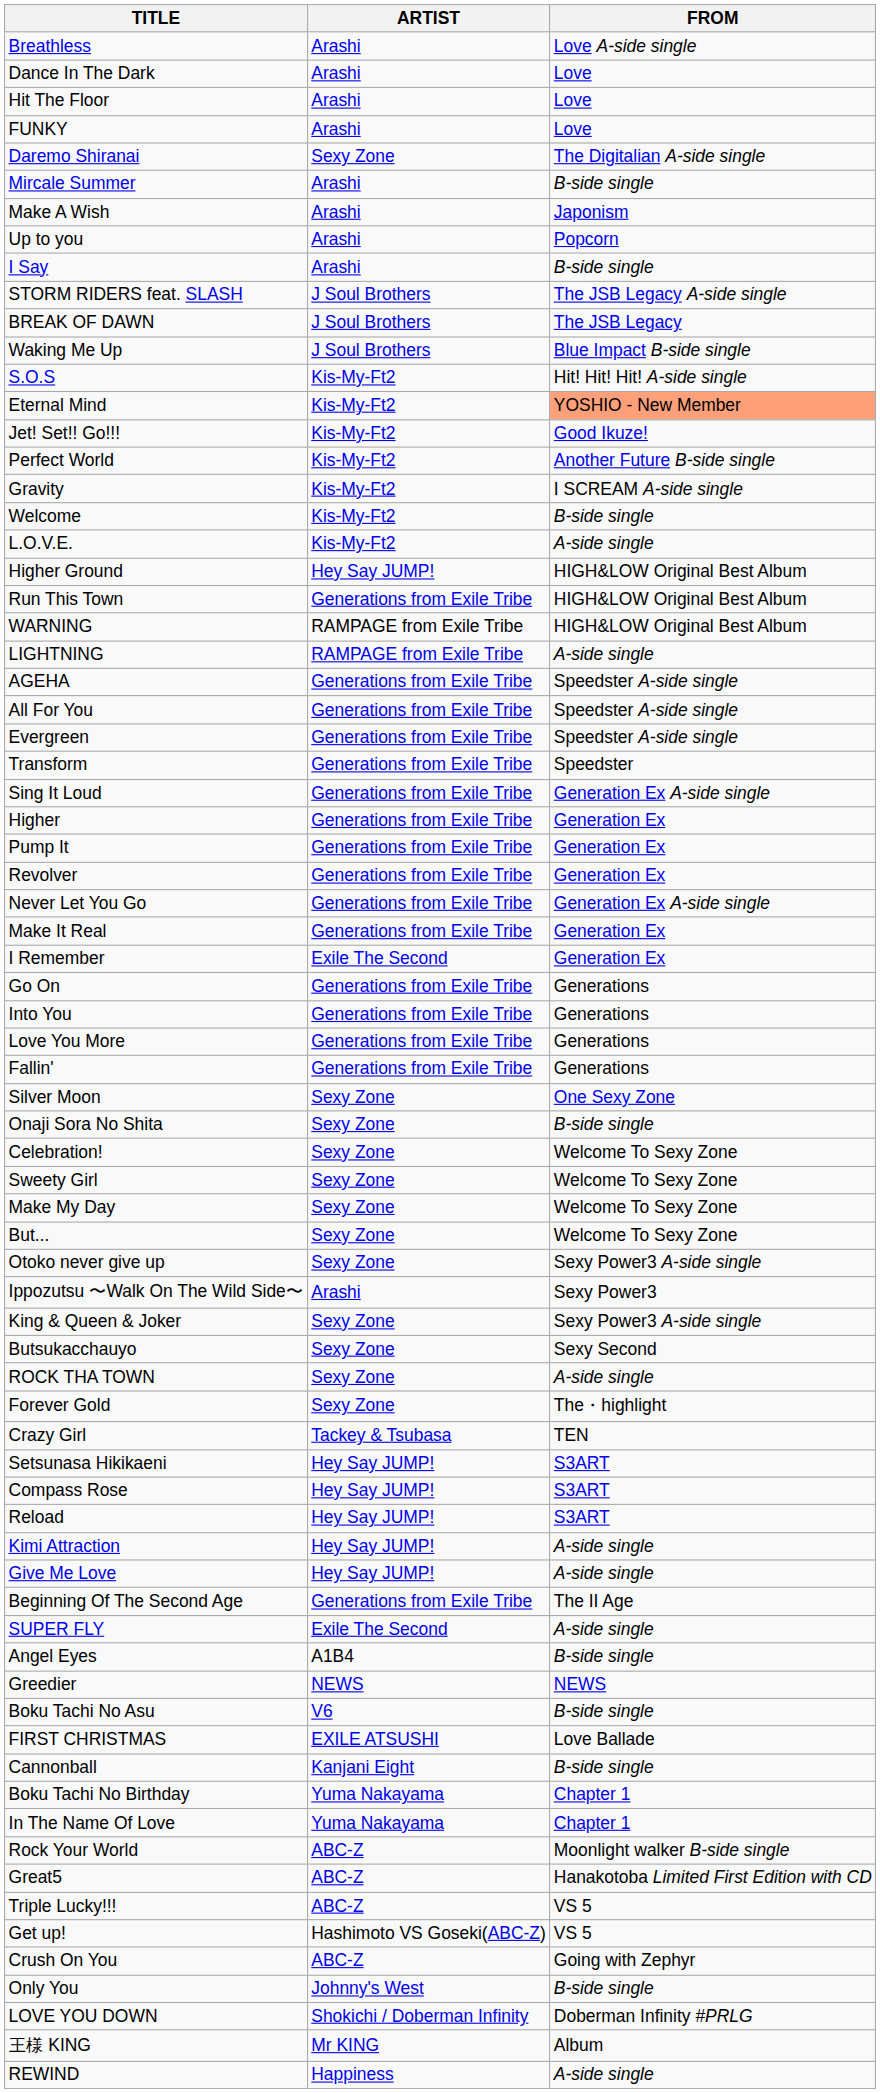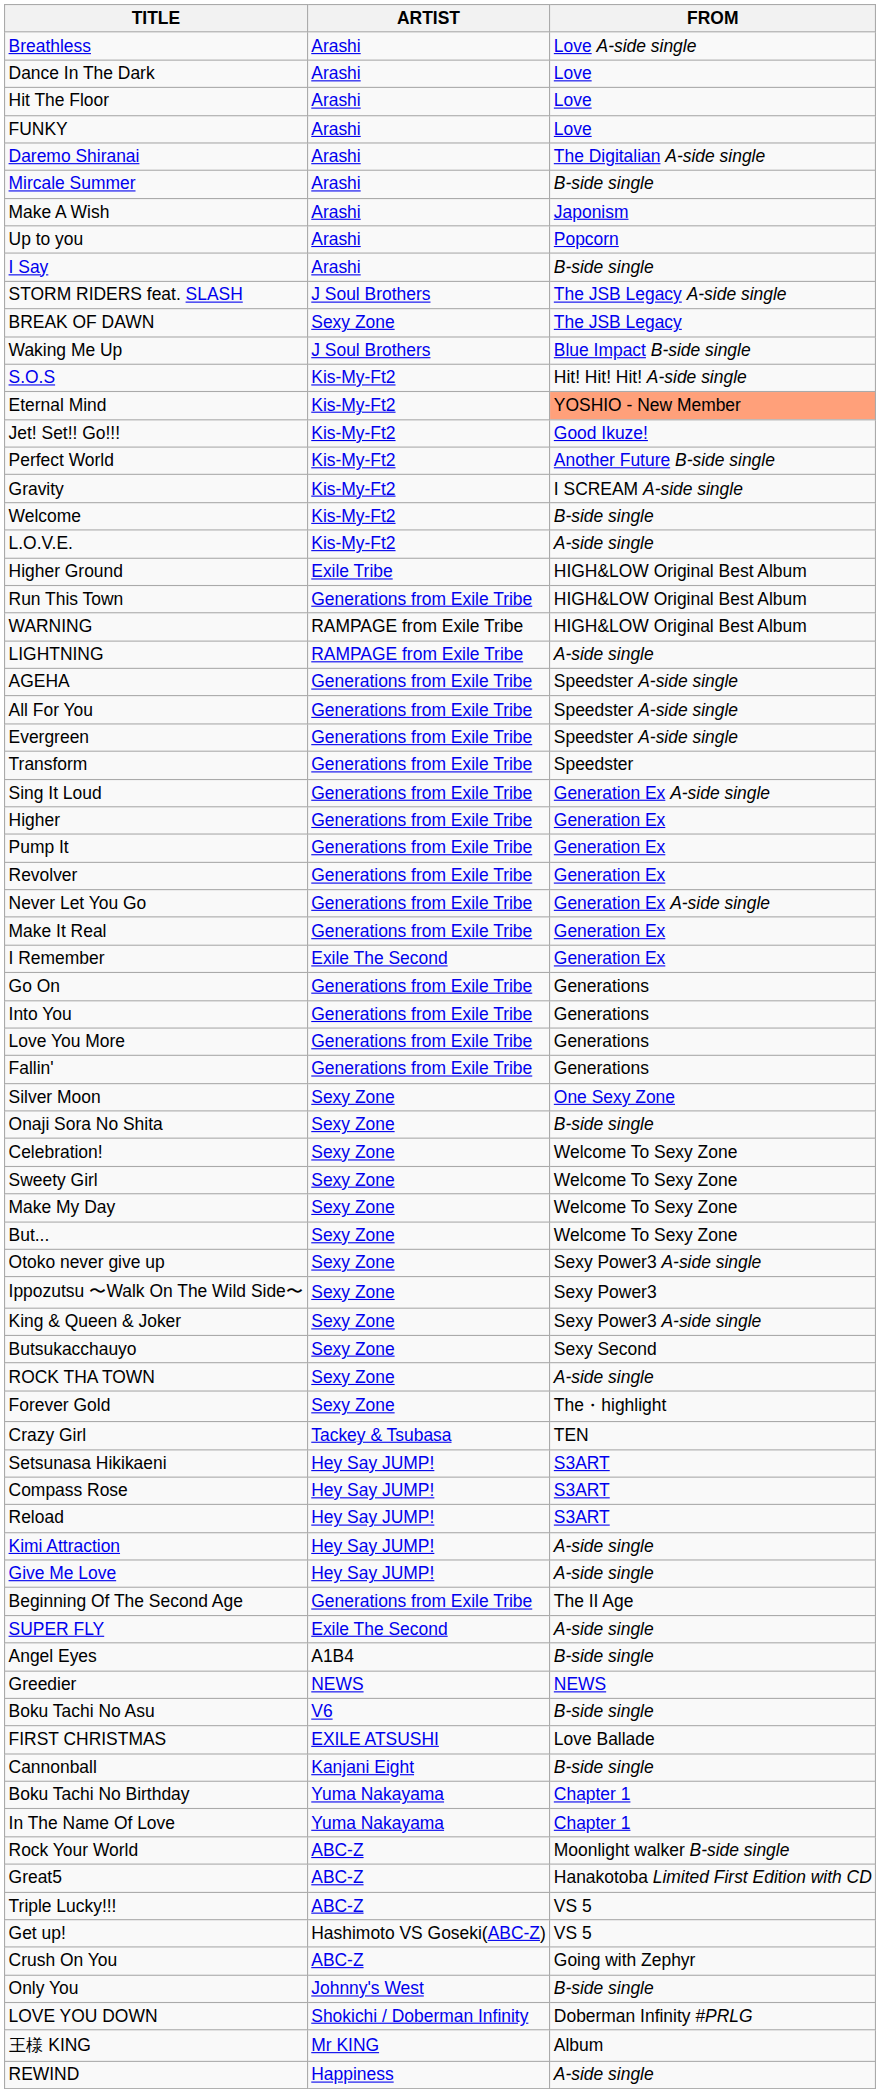(353, 156) Sexy Zone -> (336, 156) Arashi
(371, 322) J Soul Brothers -> (353, 322) Sexy Zone
(373, 571) Hey Say JUMP! -> (352, 571) Exile Tribe
(336, 1292) Arashi -> (353, 1292) Sexy Zone
